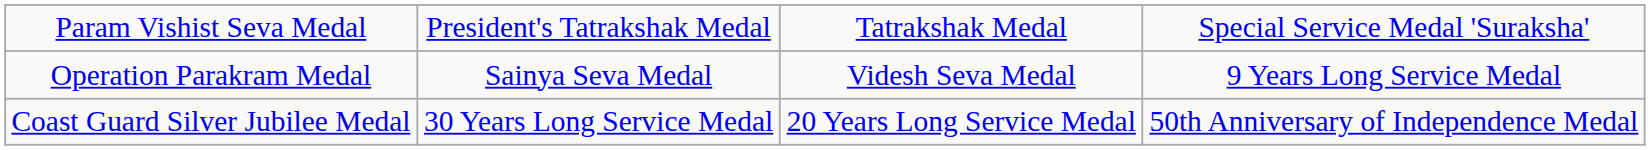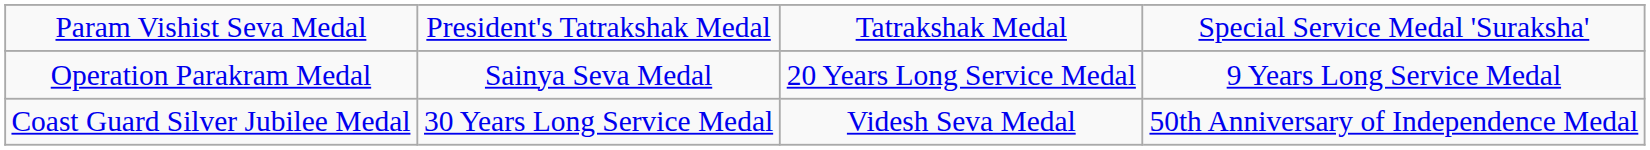(961, 74) Videsh Seva Medal -> (961, 74) 20 Years Long Service Medal
(961, 121) 20 Years Long Service Medal -> (961, 121) Videsh Seva Medal
